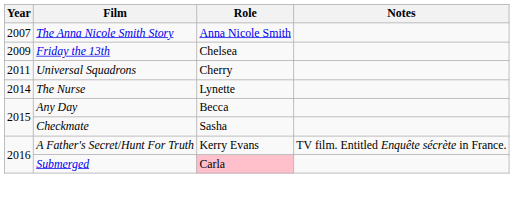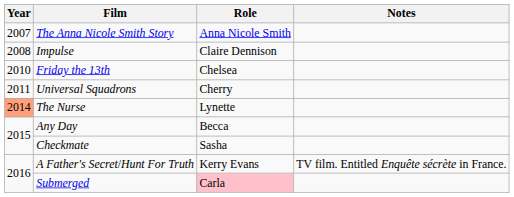+ row: (55, 51)
(19, 51) 2009 -> (19, 70) 2010
(19, 88) no background -> (19, 107) lightsalmon background
